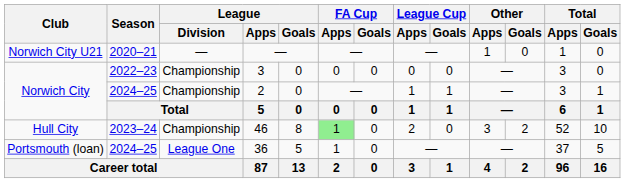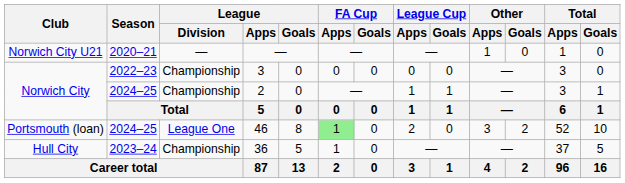(56, 129) Hull City -> (56, 129) Portsmouth (loan)
(133, 129) 2023–24 -> (133, 129) 2024–25
(201, 129) Championship -> (201, 129) League One
(56, 149) Portsmouth (loan) -> (56, 149) Hull City
(133, 149) 2024–25 -> (133, 149) 2023–24
(201, 149) League One -> (201, 149) Championship
